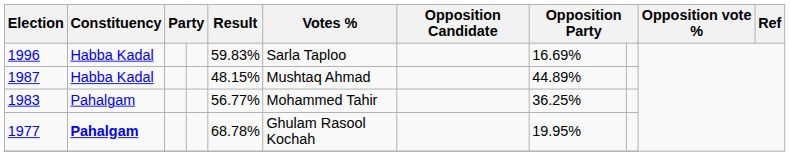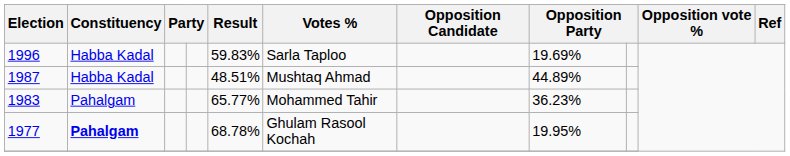(557, 54) 16.69% -> (557, 54) 19.69%
(235, 77) 48.15% -> (235, 77) 48.51%
(235, 100) 56.77% -> (235, 100) 65.77%
(557, 100) 36.25% -> (557, 100) 36.23%
